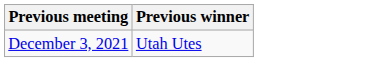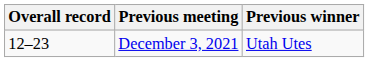+ column: (60, 17)
